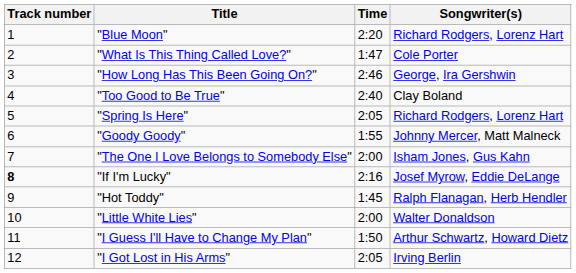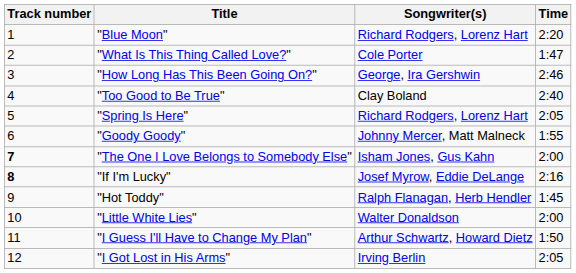columns swapped: (481, 14) <-> (373, 14)
(11, 156) normal -> (11, 156) bold
